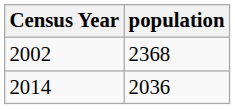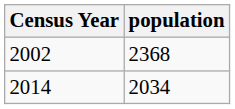(149, 86) 2036 -> (149, 86) 2034
